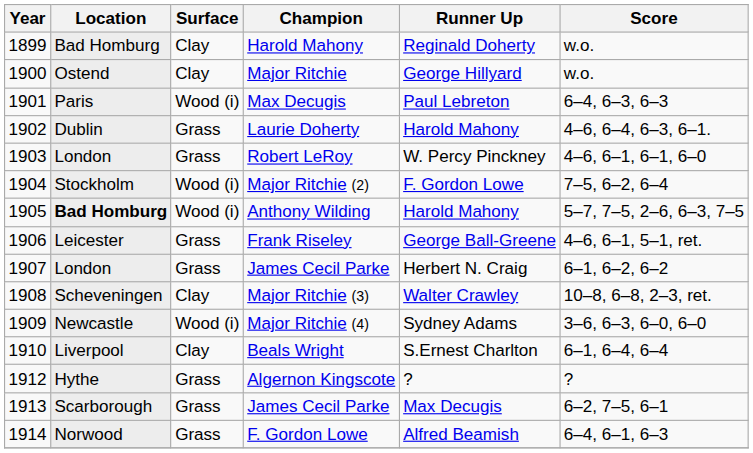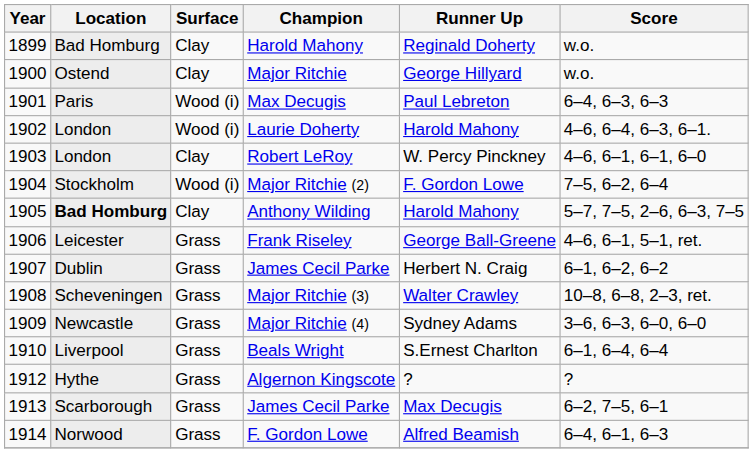(79, 128) Dublin -> (83, 128) London
(198, 128) Grass -> (207, 128) Wood (i)
(198, 156) Grass -> (192, 156) Clay
(207, 211) Wood (i) -> (192, 211) Clay
(83, 267) London -> (79, 267) Dublin
(192, 294) Clay -> (198, 294) Grass
(207, 322) Wood (i) -> (198, 322) Grass
(192, 350) Clay -> (198, 350) Grass
